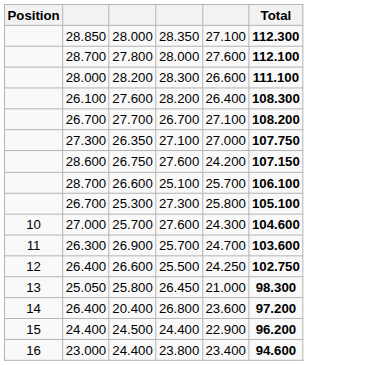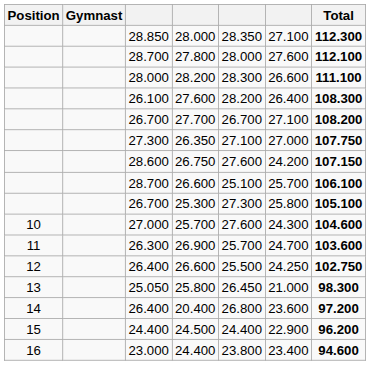+ column: (94, 15)
